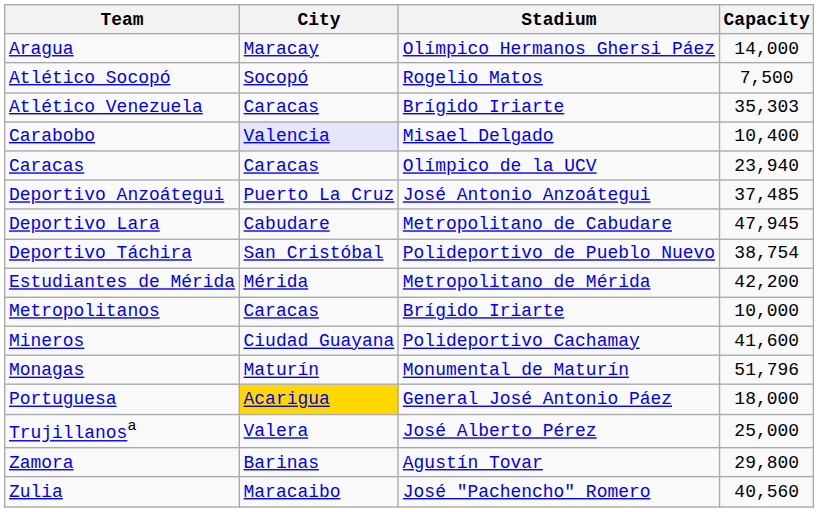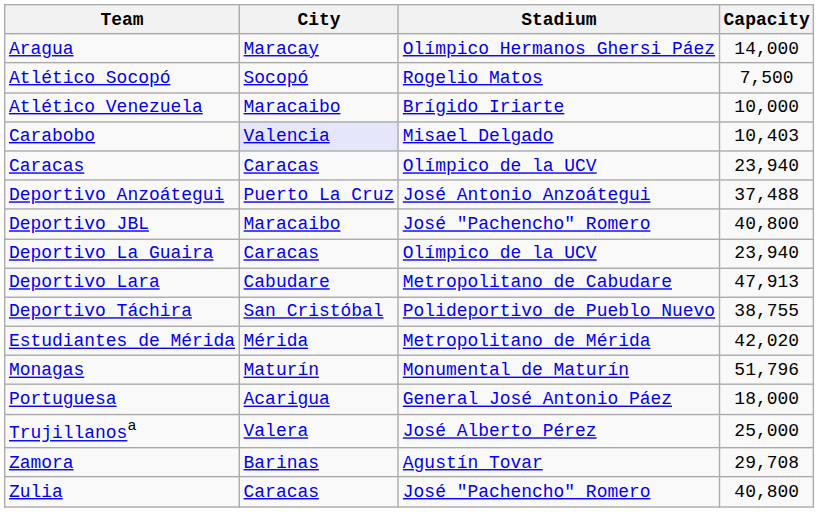(281, 107) Caracas -> (292, 107) Maracaibo
(767, 107) 35,303 -> (767, 107) 10,000
(767, 136) 10,400 -> (767, 136) 10,403
(767, 195) 37,485 -> (767, 195) 37,488
+ row: (79, 224)
+ row: (111, 253)
(767, 224) 47,945 -> (767, 282) 47,913
(767, 253) 38,754 -> (767, 312) 38,755
(767, 282) 42,200 -> (767, 341) 42,020
- row: (84, 312)
- row: (47, 341)
(287, 399) gold background -> (287, 399) no background
(767, 462) 29,800 -> (767, 462) 29,708
(292, 492) Maracaibo -> (281, 492) Caracas
(767, 492) 40,560 -> (767, 492) 40,800
